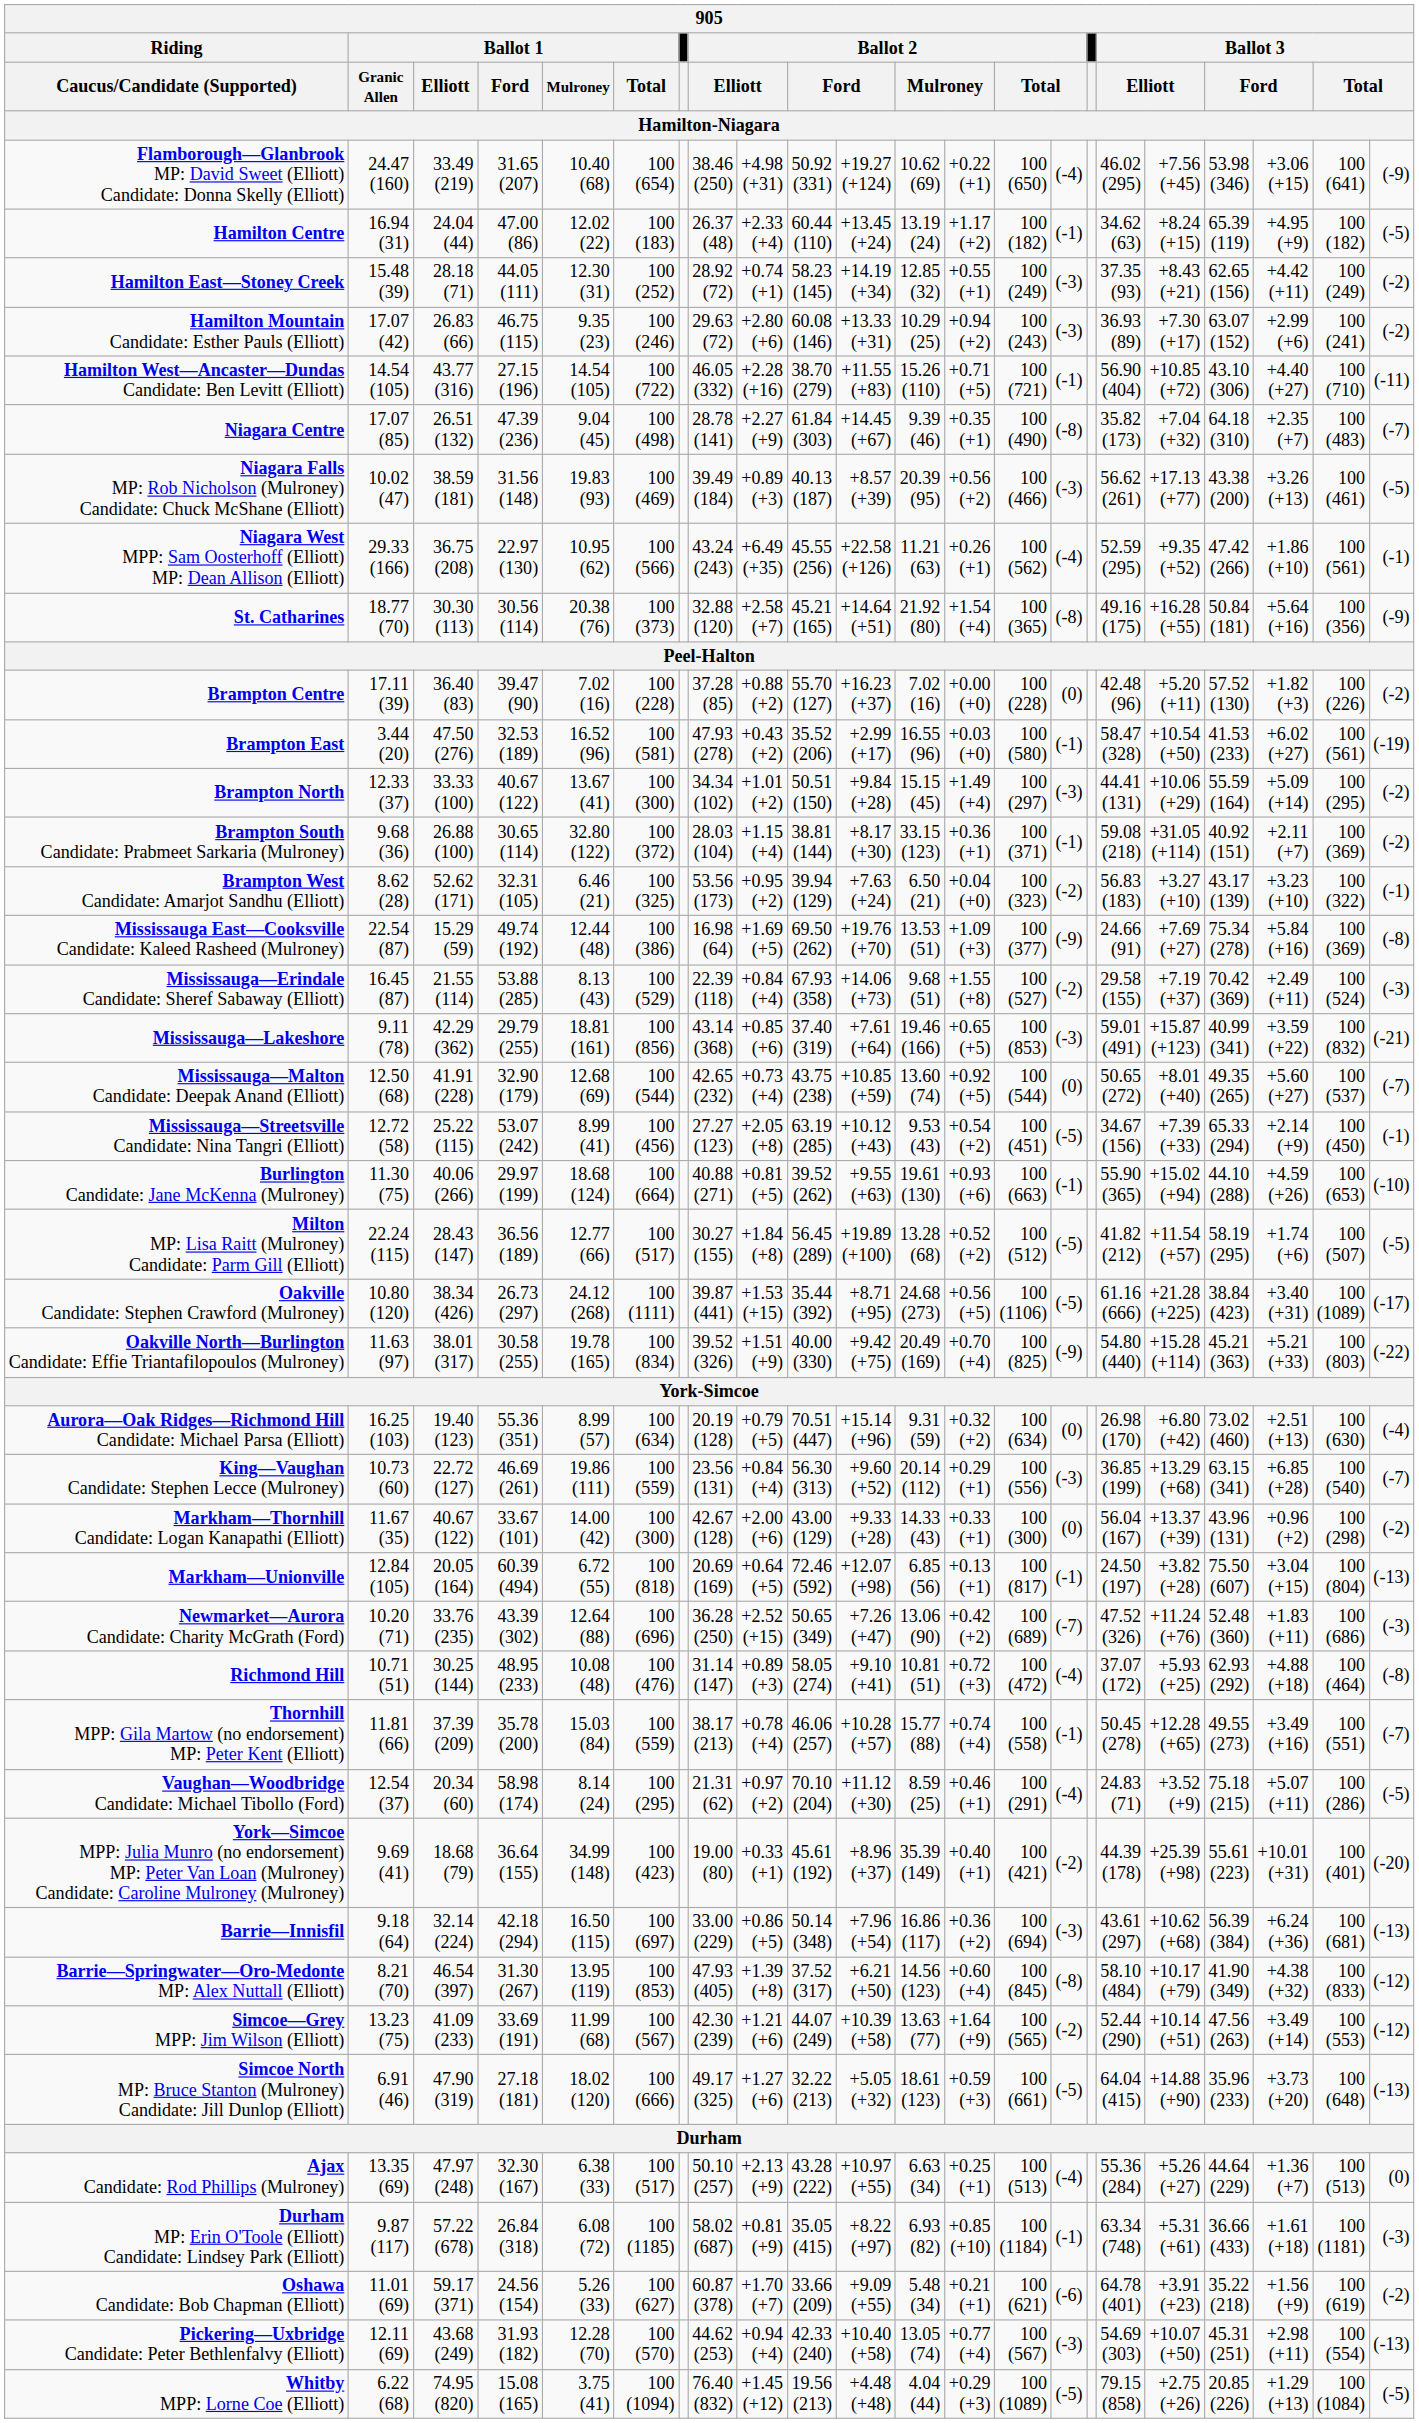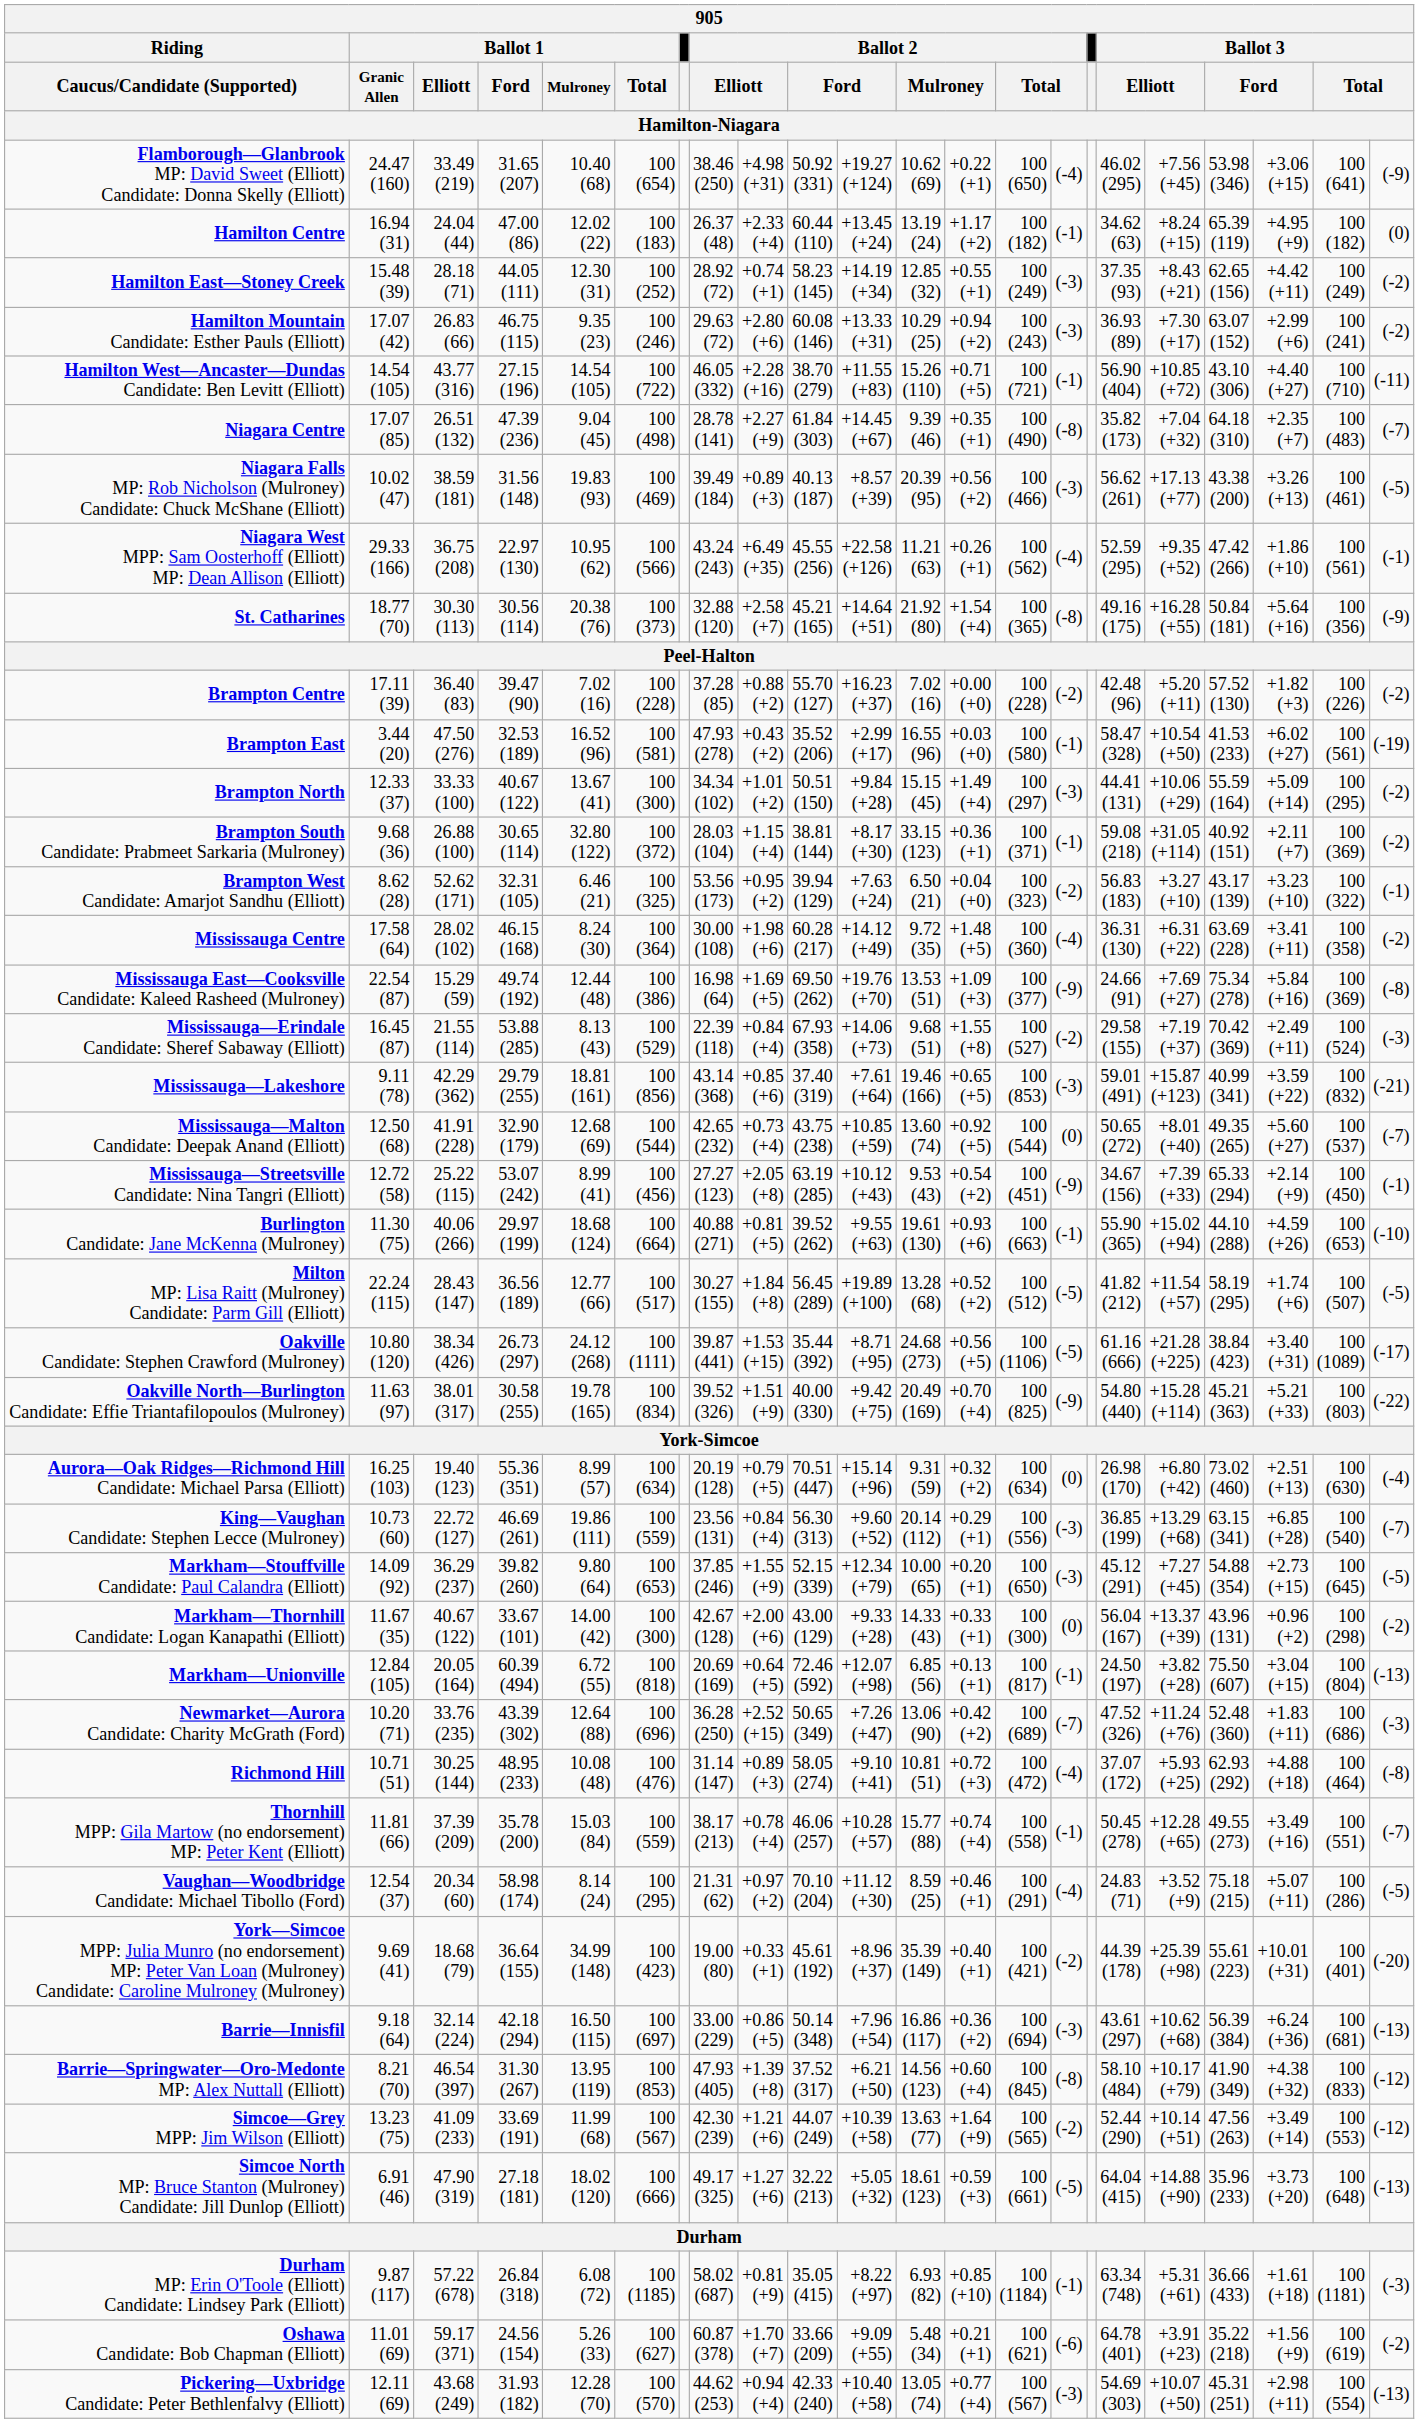(1396, 233) (-5) -> (1399, 233) (0)
(1072, 694) (0) -> (1069, 694) (-2)
+ row: (270, 939)
(1069, 1135) (-5) -> (1069, 1184) (-9)
+ row: (222, 1577)
- row: (214, 2177)
- row: (252, 2393)
